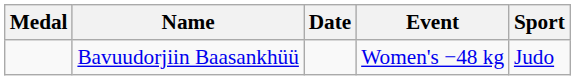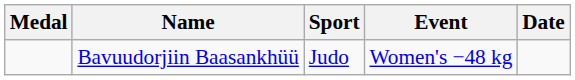columns swapped: (539, 22) <-> (330, 22)
